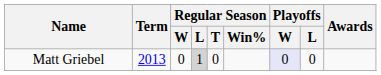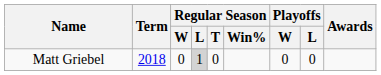(152, 59) 2013 -> (152, 59) 2018
(285, 59) lavender background -> (285, 59) no background
